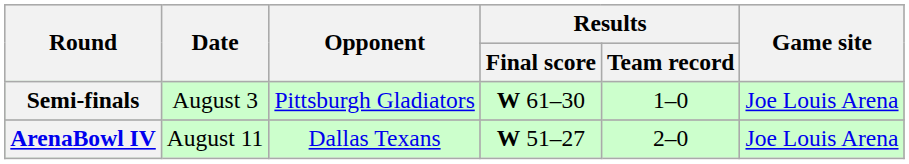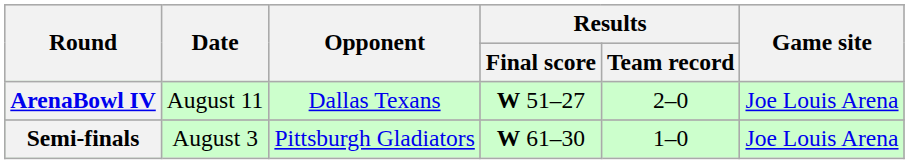rows swapped: (83, 99) <-> (83, 137)
